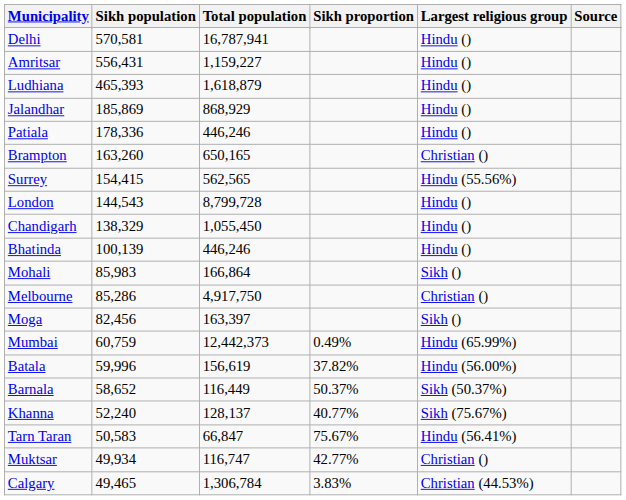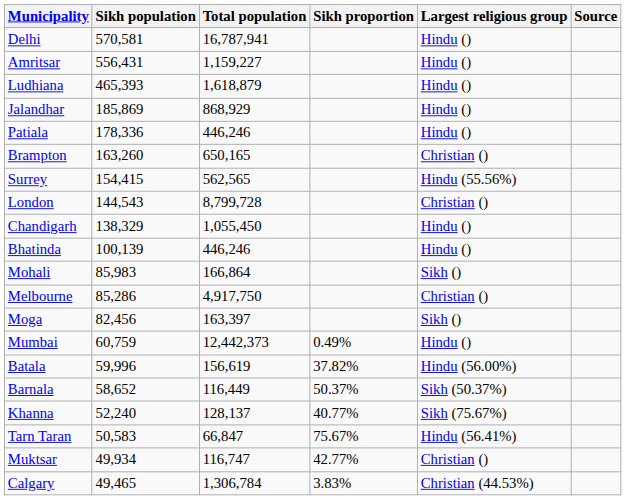(446, 202) Hindu () -> (454, 202) Christian ()
(469, 343) Hindu (65.99%) -> (446, 343) Hindu ()
